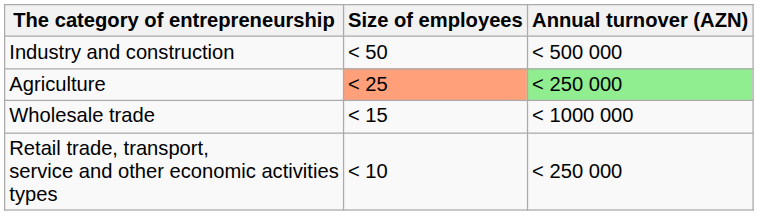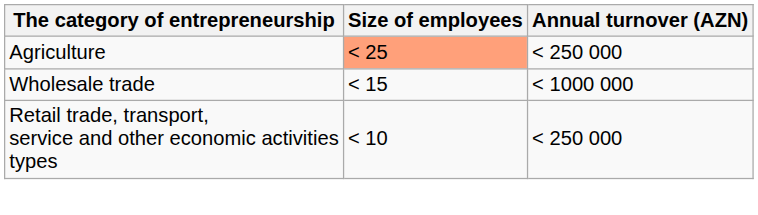- row: (122, 52)
(577, 84) lightgreen background -> (577, 52) no background
